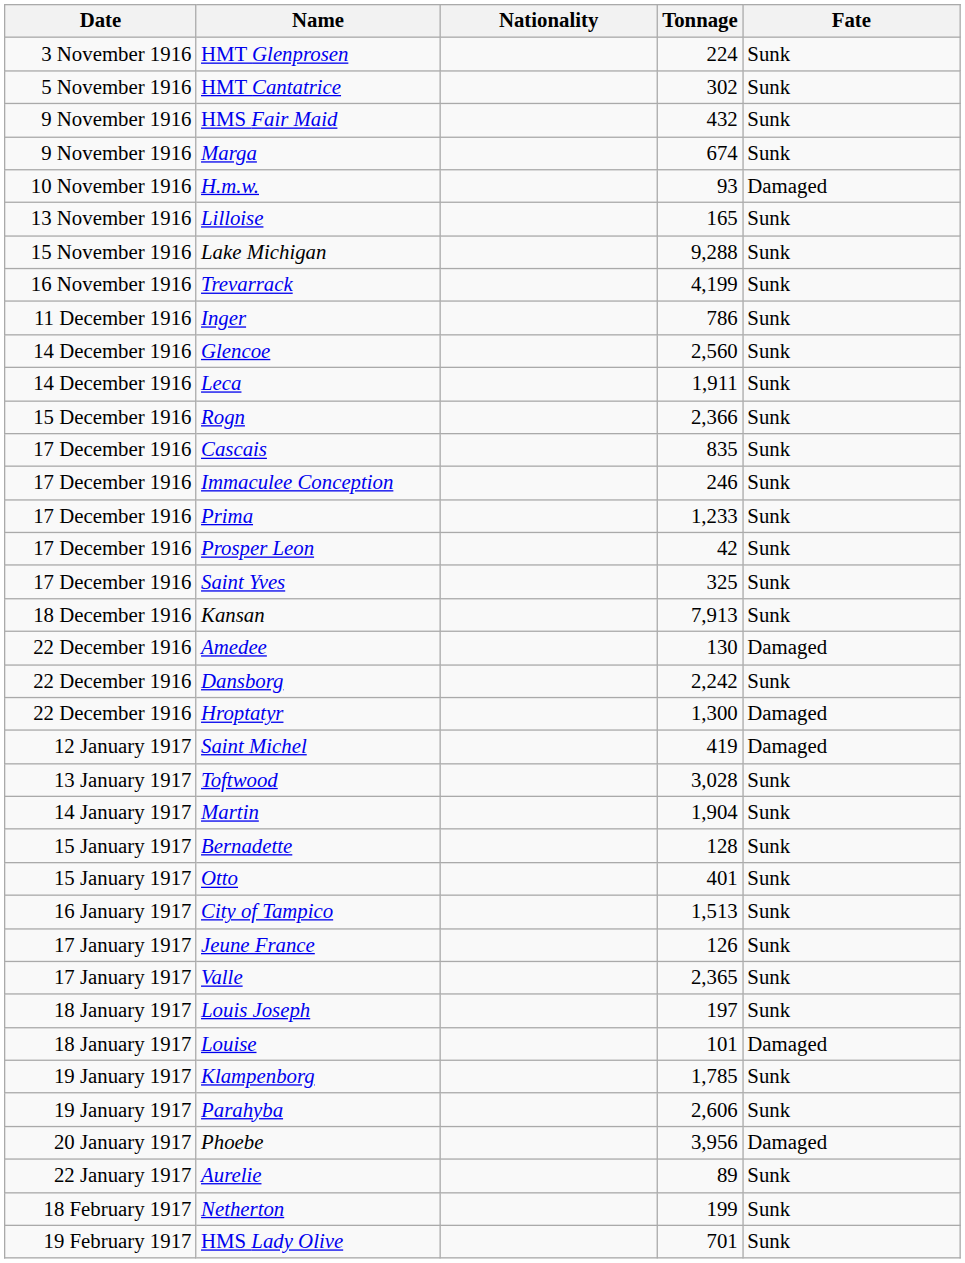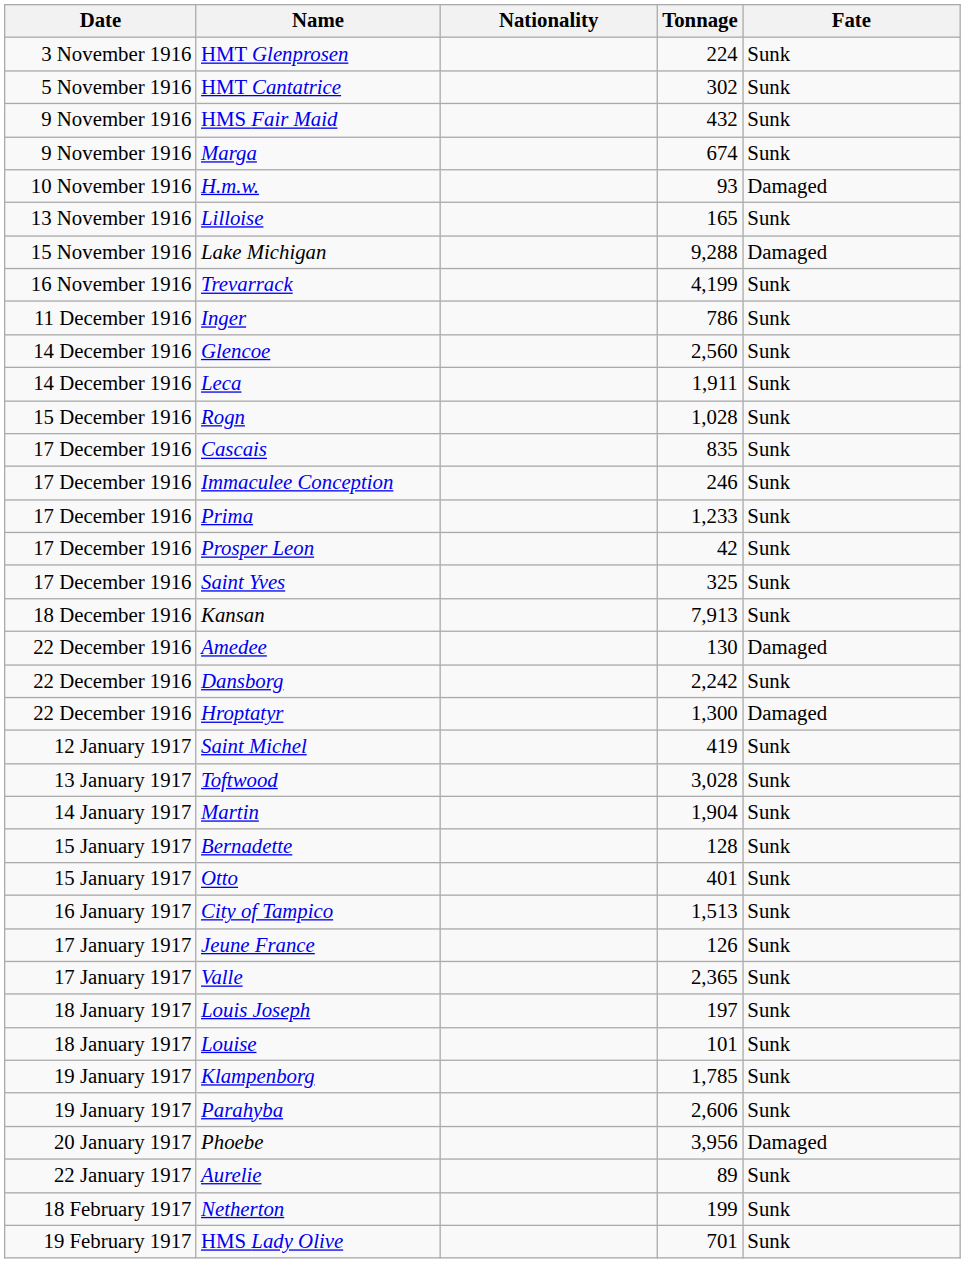(769, 251) Sunk -> (787, 251) Damaged
(714, 416) 2,366 -> (714, 416) 1,028
(787, 746) Damaged -> (769, 746) Sunk
(787, 1043) Damaged -> (769, 1043) Sunk
